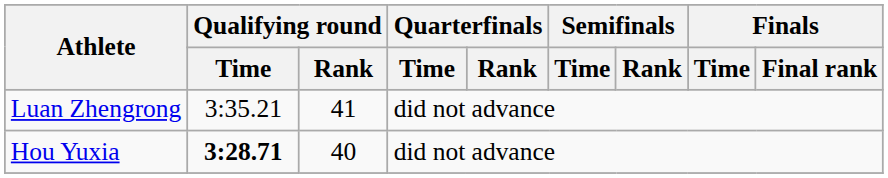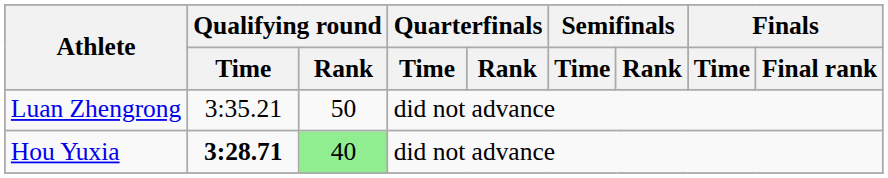(344, 109) 41 -> (344, 109) 50
(344, 152) no background -> (344, 152) lightgreen background
